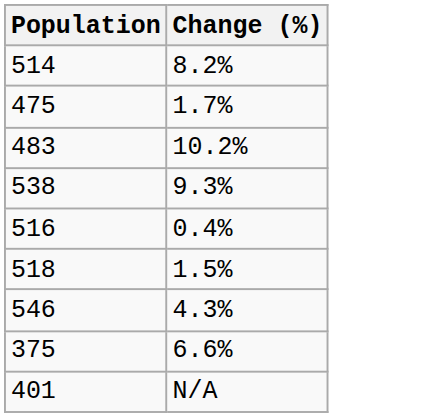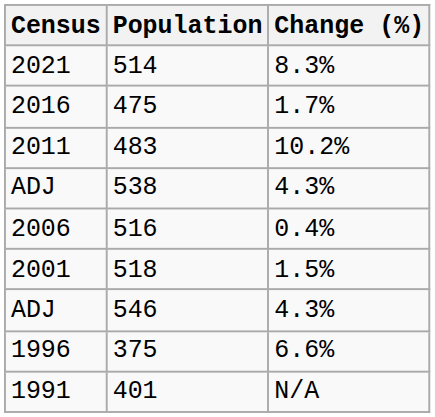+ column: (56, 25)
(203, 66) 8.2% -> (304, 66) 8.3%
(203, 188) 9.3% -> (304, 188) 4.3%
